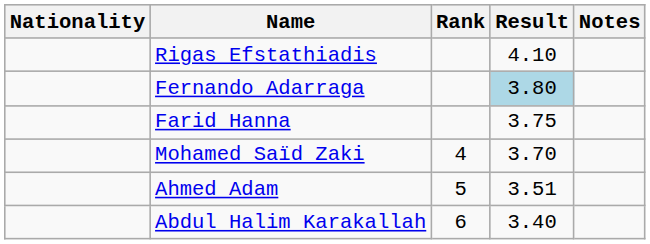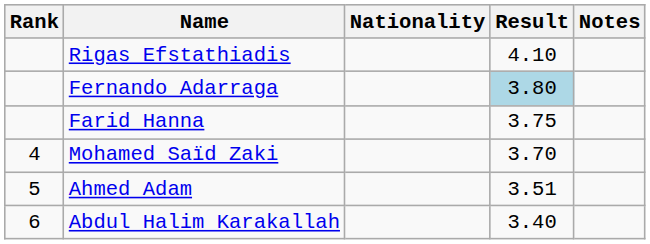columns swapped: (461, 22) <-> (77, 22)
